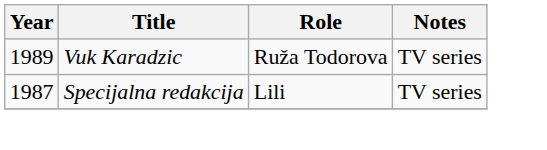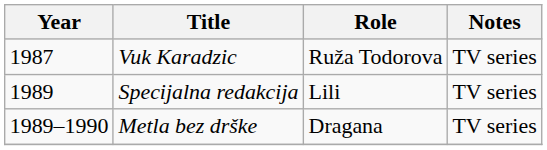(32, 56) 1989 -> (32, 56) 1987
(32, 91) 1987 -> (32, 91) 1989
+ row: (188, 126)
